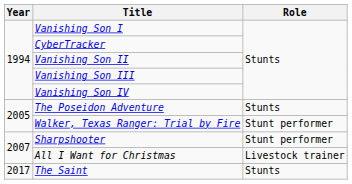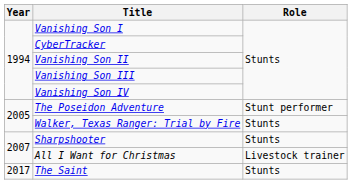(263, 108) Stunts -> (289, 108) Stunt performer
(289, 124) Stunt performer -> (263, 124) Stunts
(289, 139) Stunt performer -> (263, 139) Stunts
